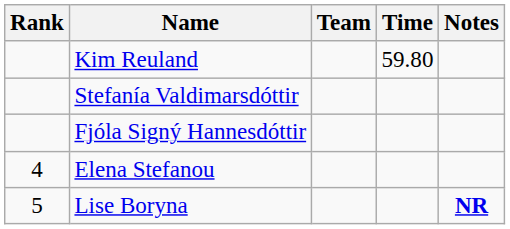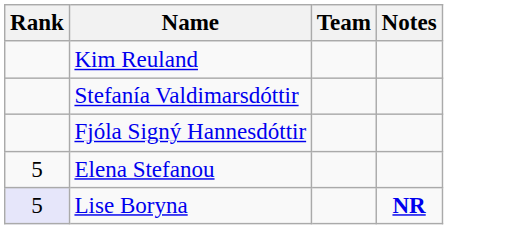- column: (407, 22)
(37, 168) 4 -> (37, 168) 5
(37, 205) no background -> (37, 205) lavender background
